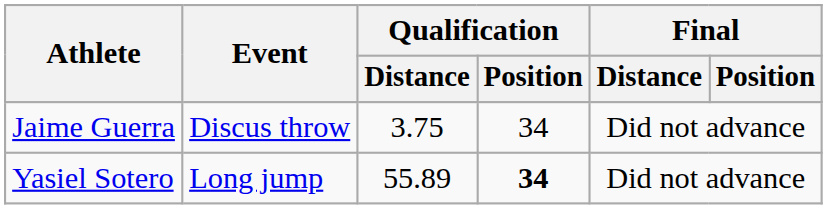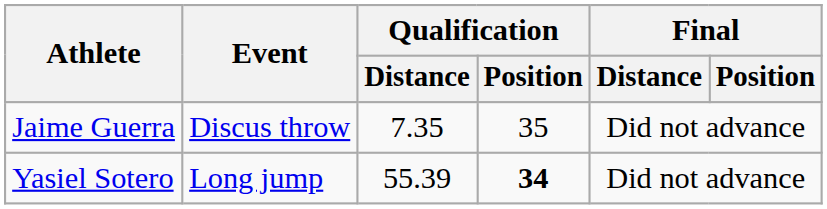(417, 127) 3.75 -> (417, 127) 7.35
(533, 127) 34 -> (533, 127) 35
(417, 177) 55.89 -> (417, 177) 55.39
